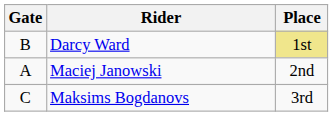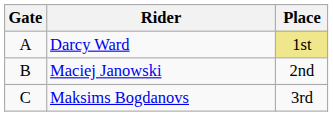(25, 44) B -> (25, 44) A
(25, 70) A -> (25, 70) B
